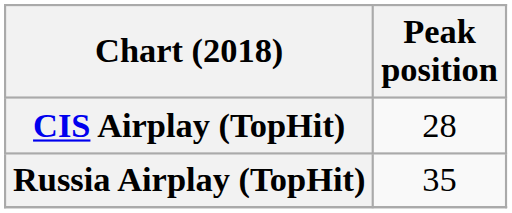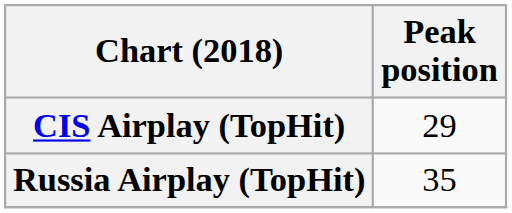(440, 125) 28 -> (440, 125) 29
